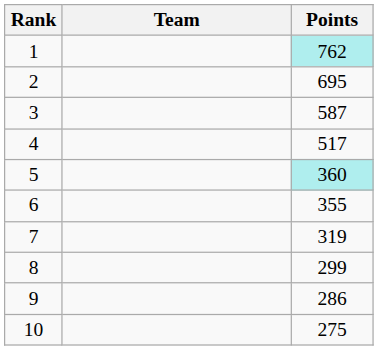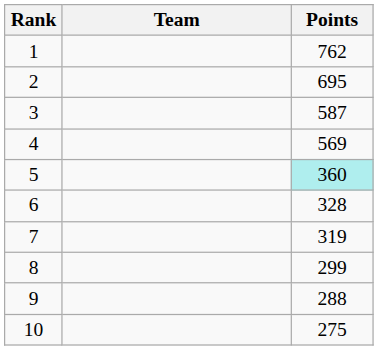(332, 50) paleturquoise background -> (332, 50) no background
(332, 143) 517 -> (332, 143) 569
(332, 205) 355 -> (332, 205) 328
(332, 298) 286 -> (332, 298) 288
